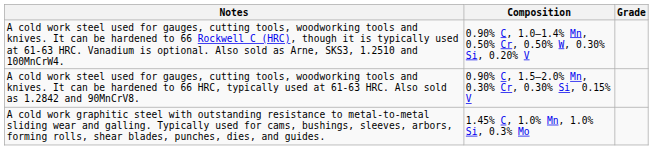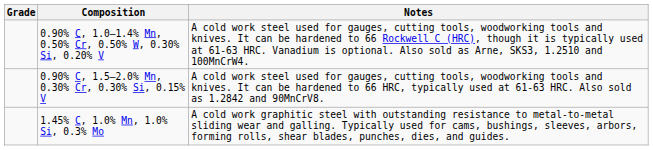columns swapped: (631, 12) <-> (234, 12)
